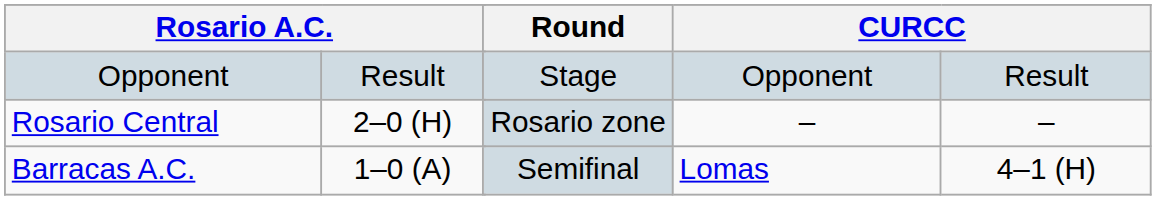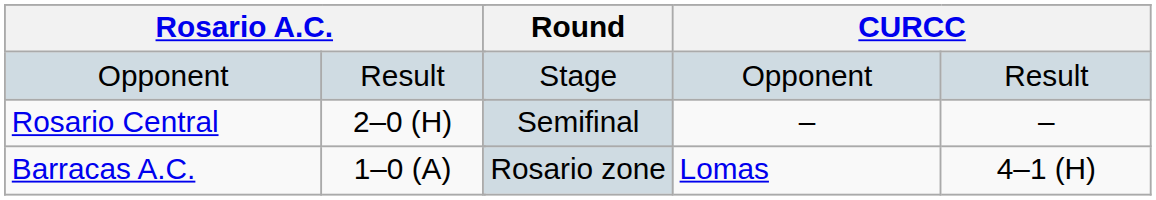(578, 122) Rosario zone -> (578, 122) Semifinal
(578, 169) Semifinal -> (578, 169) Rosario zone
